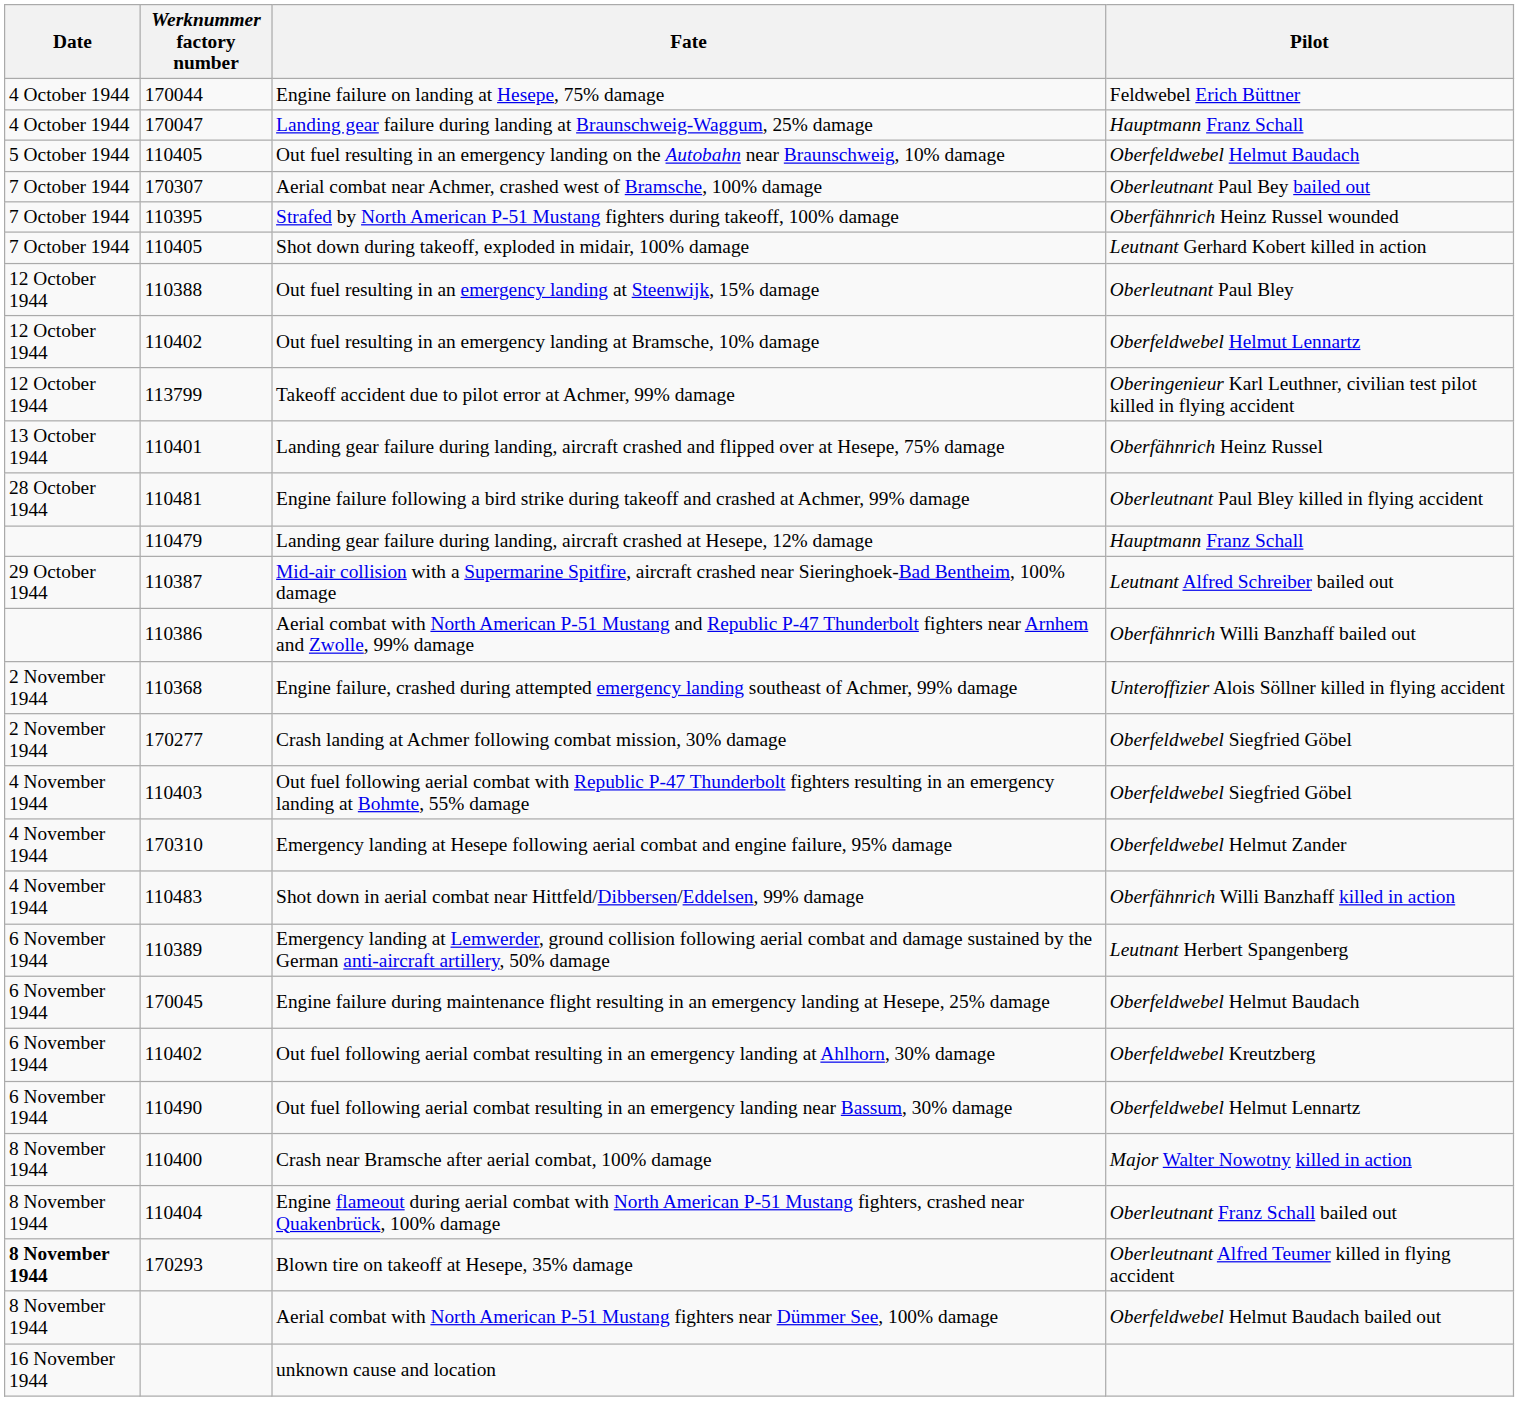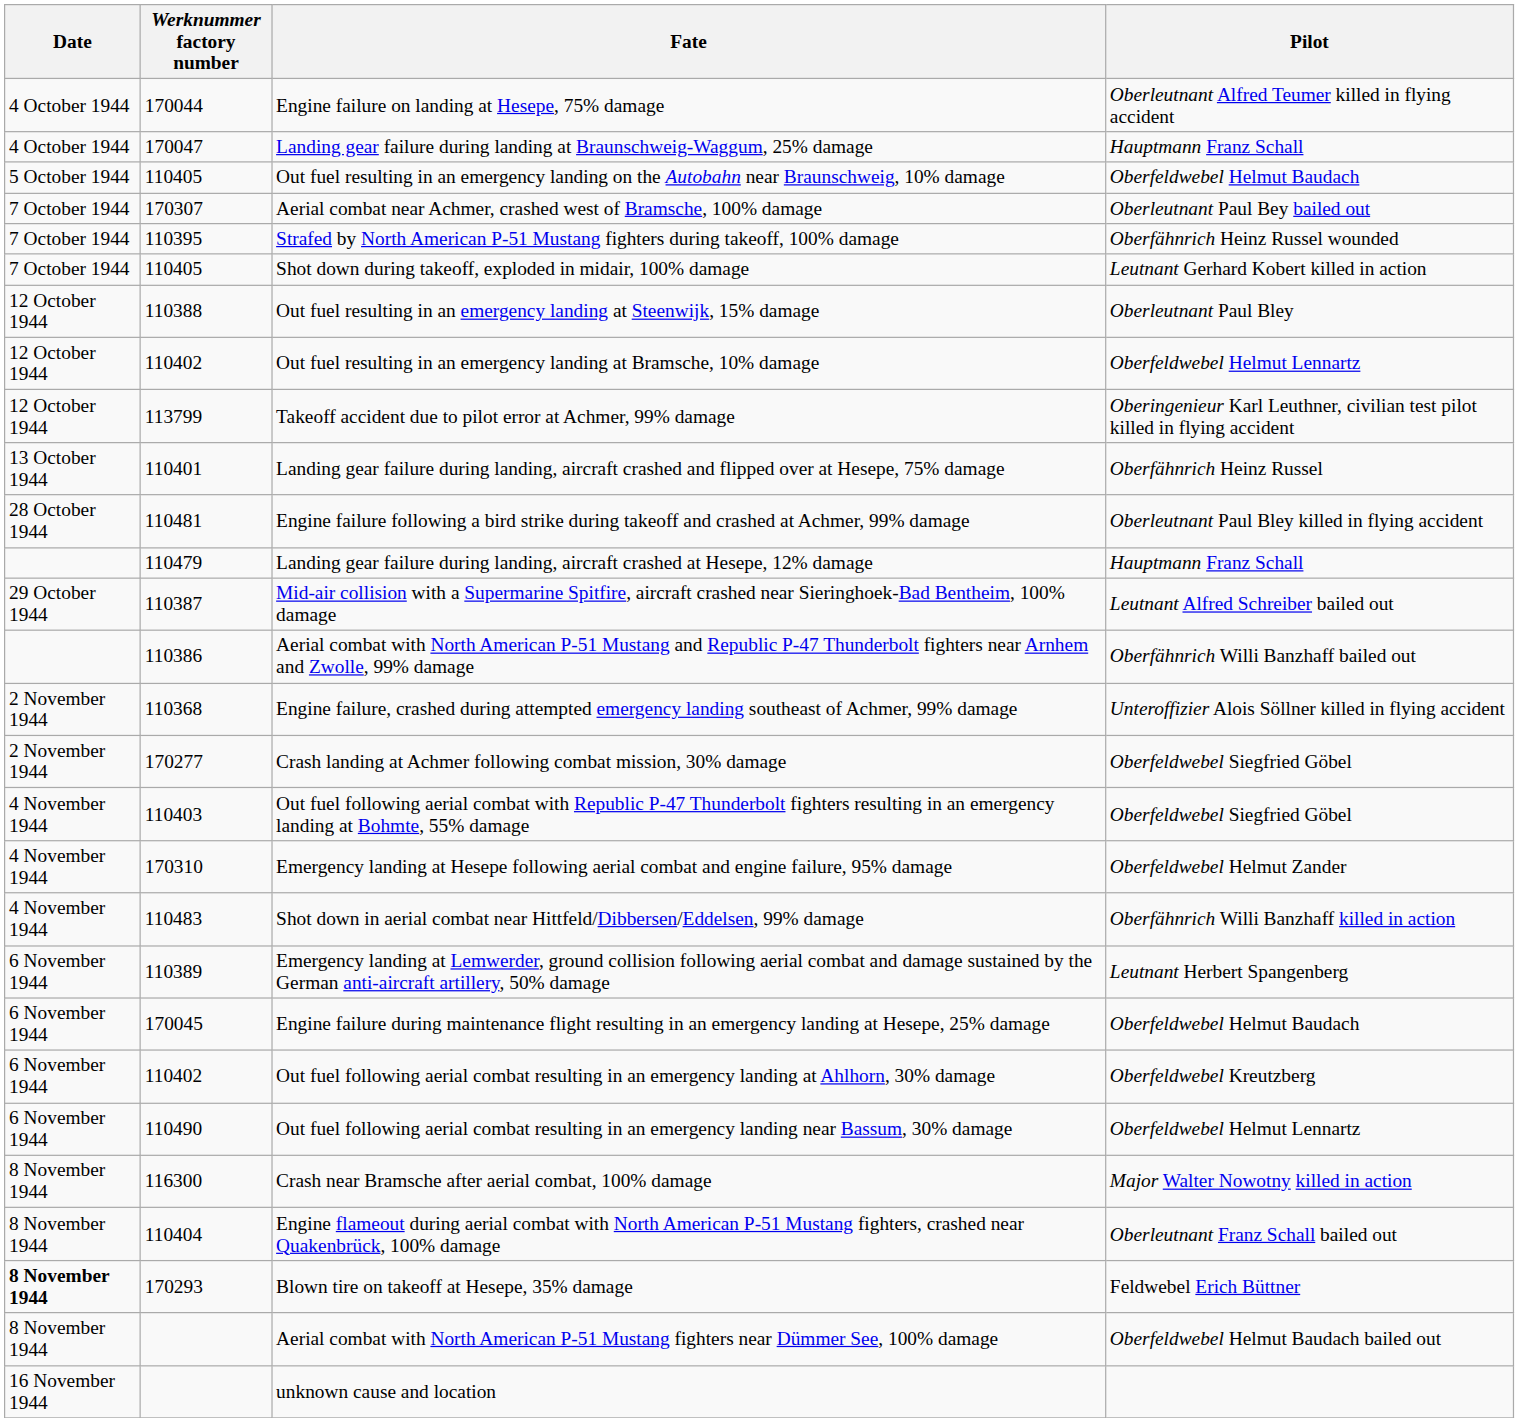(1205, 94) Feldwebel Erich Büttner -> (1280, 105) Oberleutnant Alfred Teumer killed in flying accident
(173, 1159) 110400 -> (173, 1181) 116300
(1280, 1264) Oberleutnant Alfred Teumer killed in flying accident -> (1205, 1286) Feldwebel Erich Büttner
